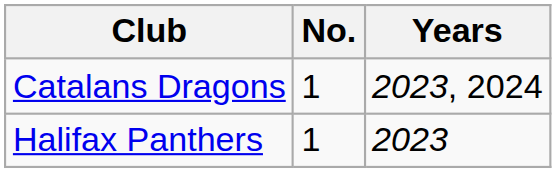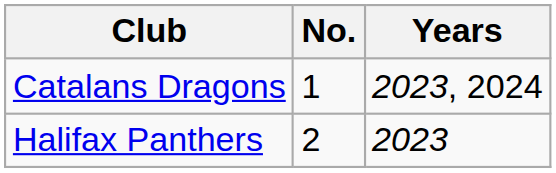(311, 139) 1 -> (311, 139) 2
